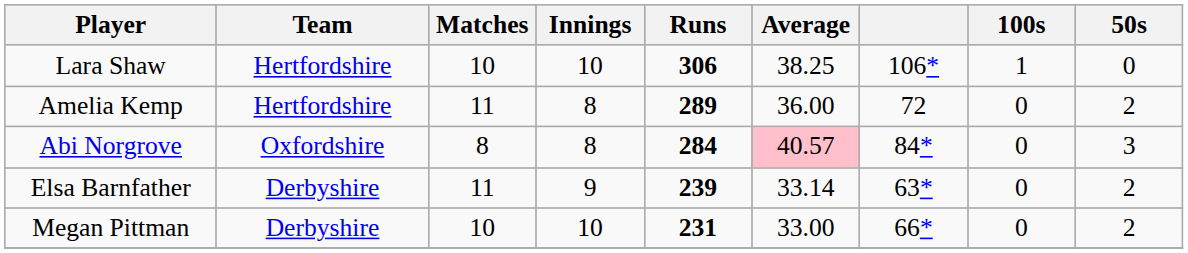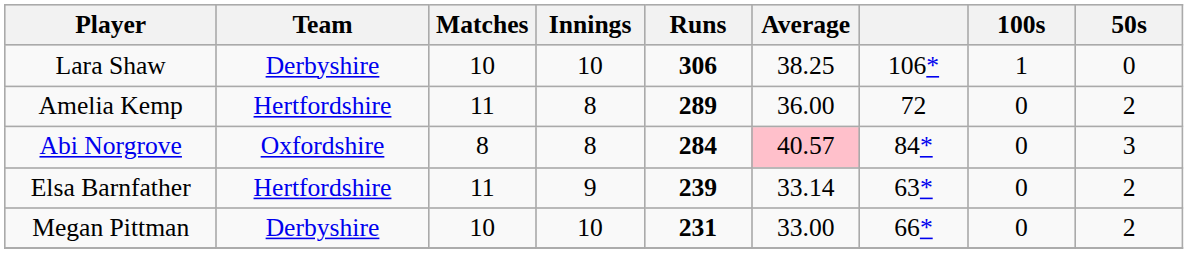(322, 65) Hertfordshire -> (322, 65) Derbyshire
(322, 187) Derbyshire -> (322, 187) Hertfordshire
